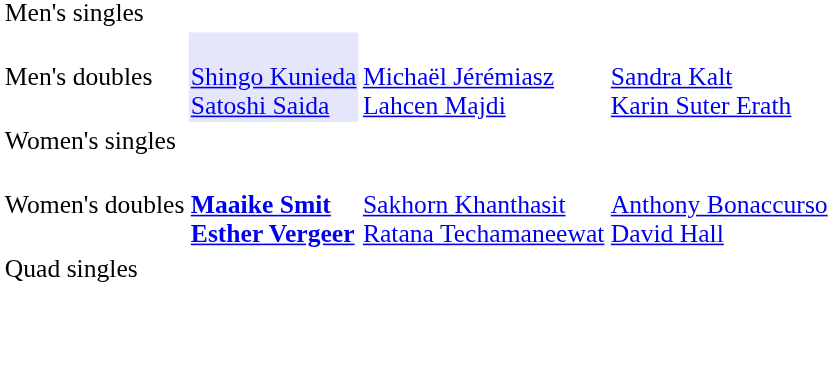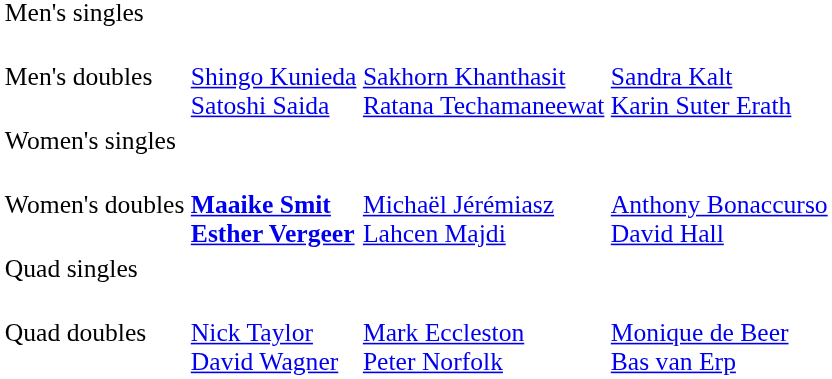(274, 91) lavender background -> (274, 91) no background
(458, 91) Michaël Jérémiasz Lahcen Majdi -> (484, 91) Sakhorn Khanthasit Ratana Techamaneewat
(484, 219) Sakhorn Khanthasit Ratana Techamaneewat -> (458, 219) Michaël Jérémiasz Lahcen Majdi
+ row: (76, 332)
